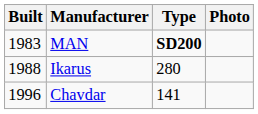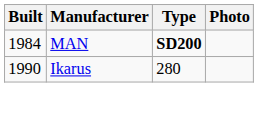(25, 43) 1983 -> (25, 43) 1984
(25, 69) 1988 -> (25, 69) 1990
- row: (78, 95)
